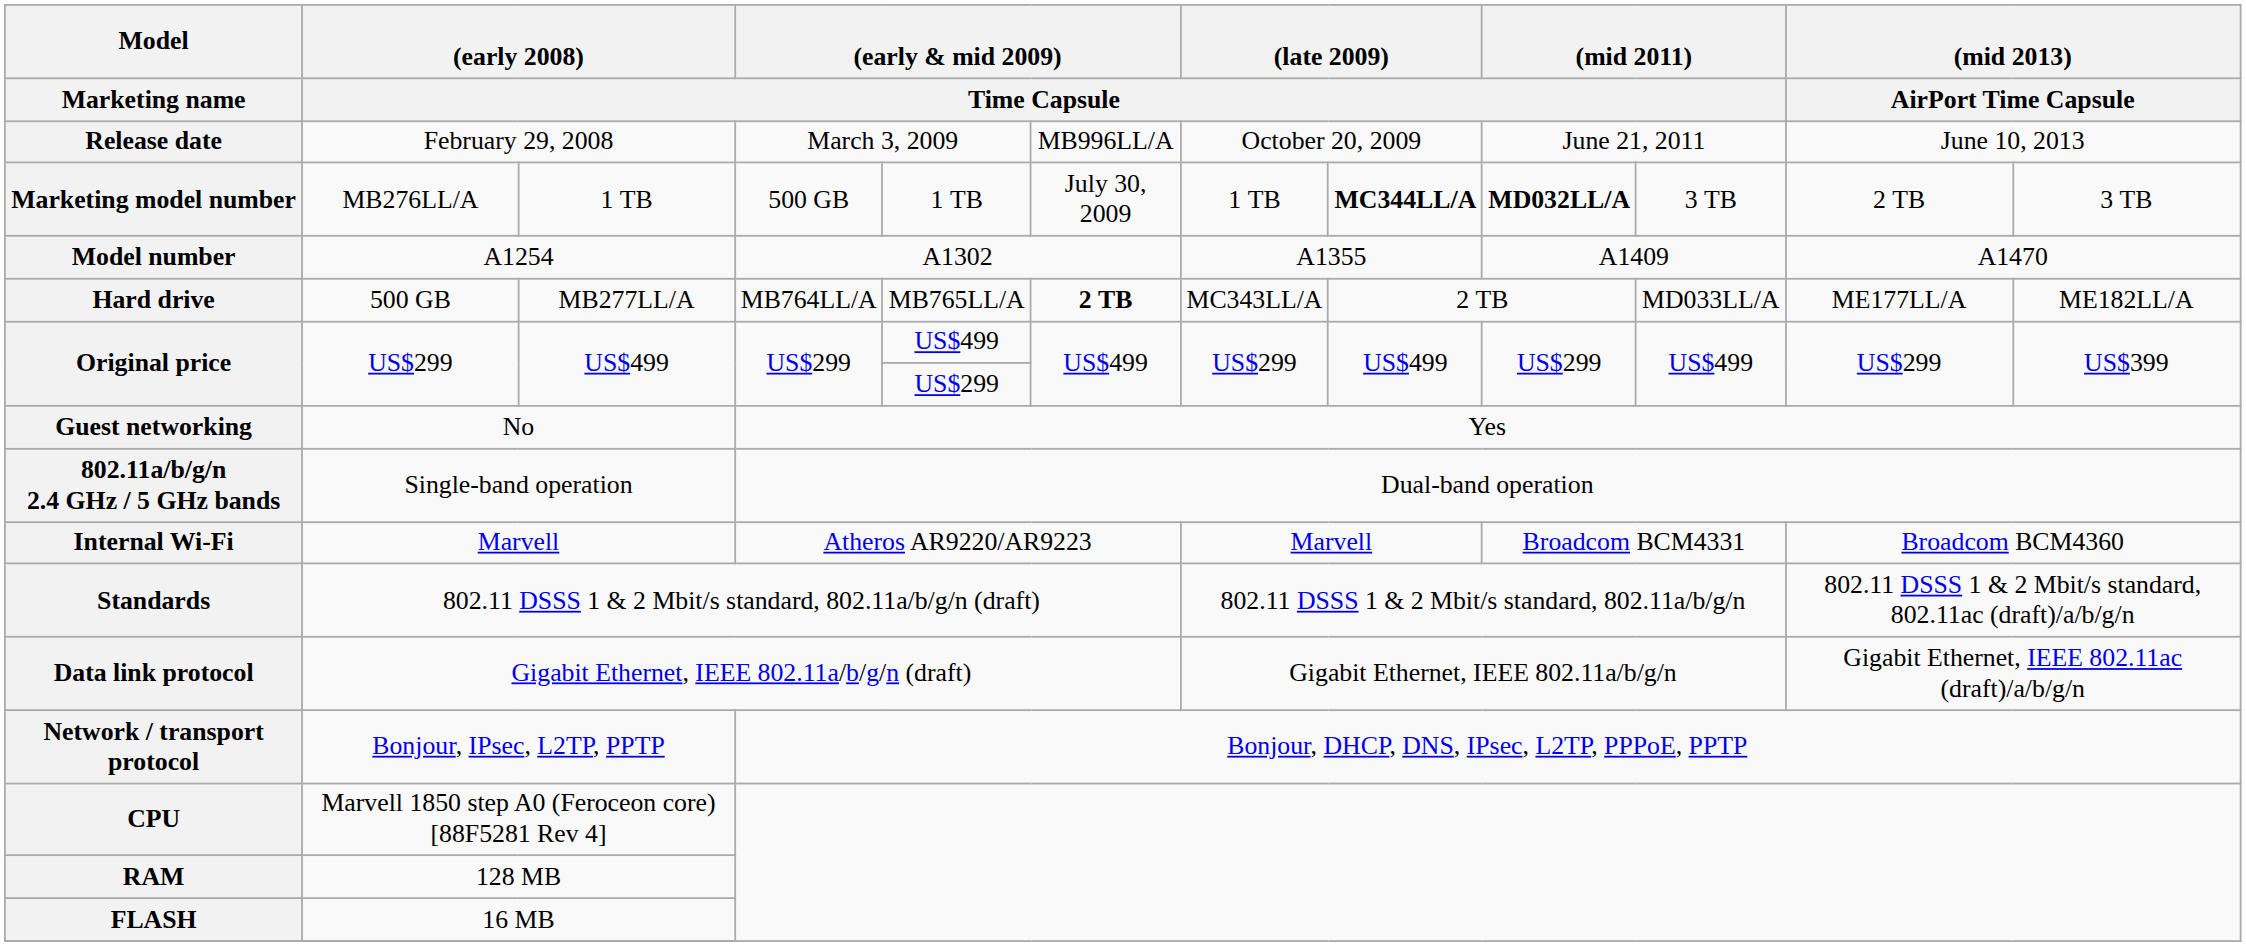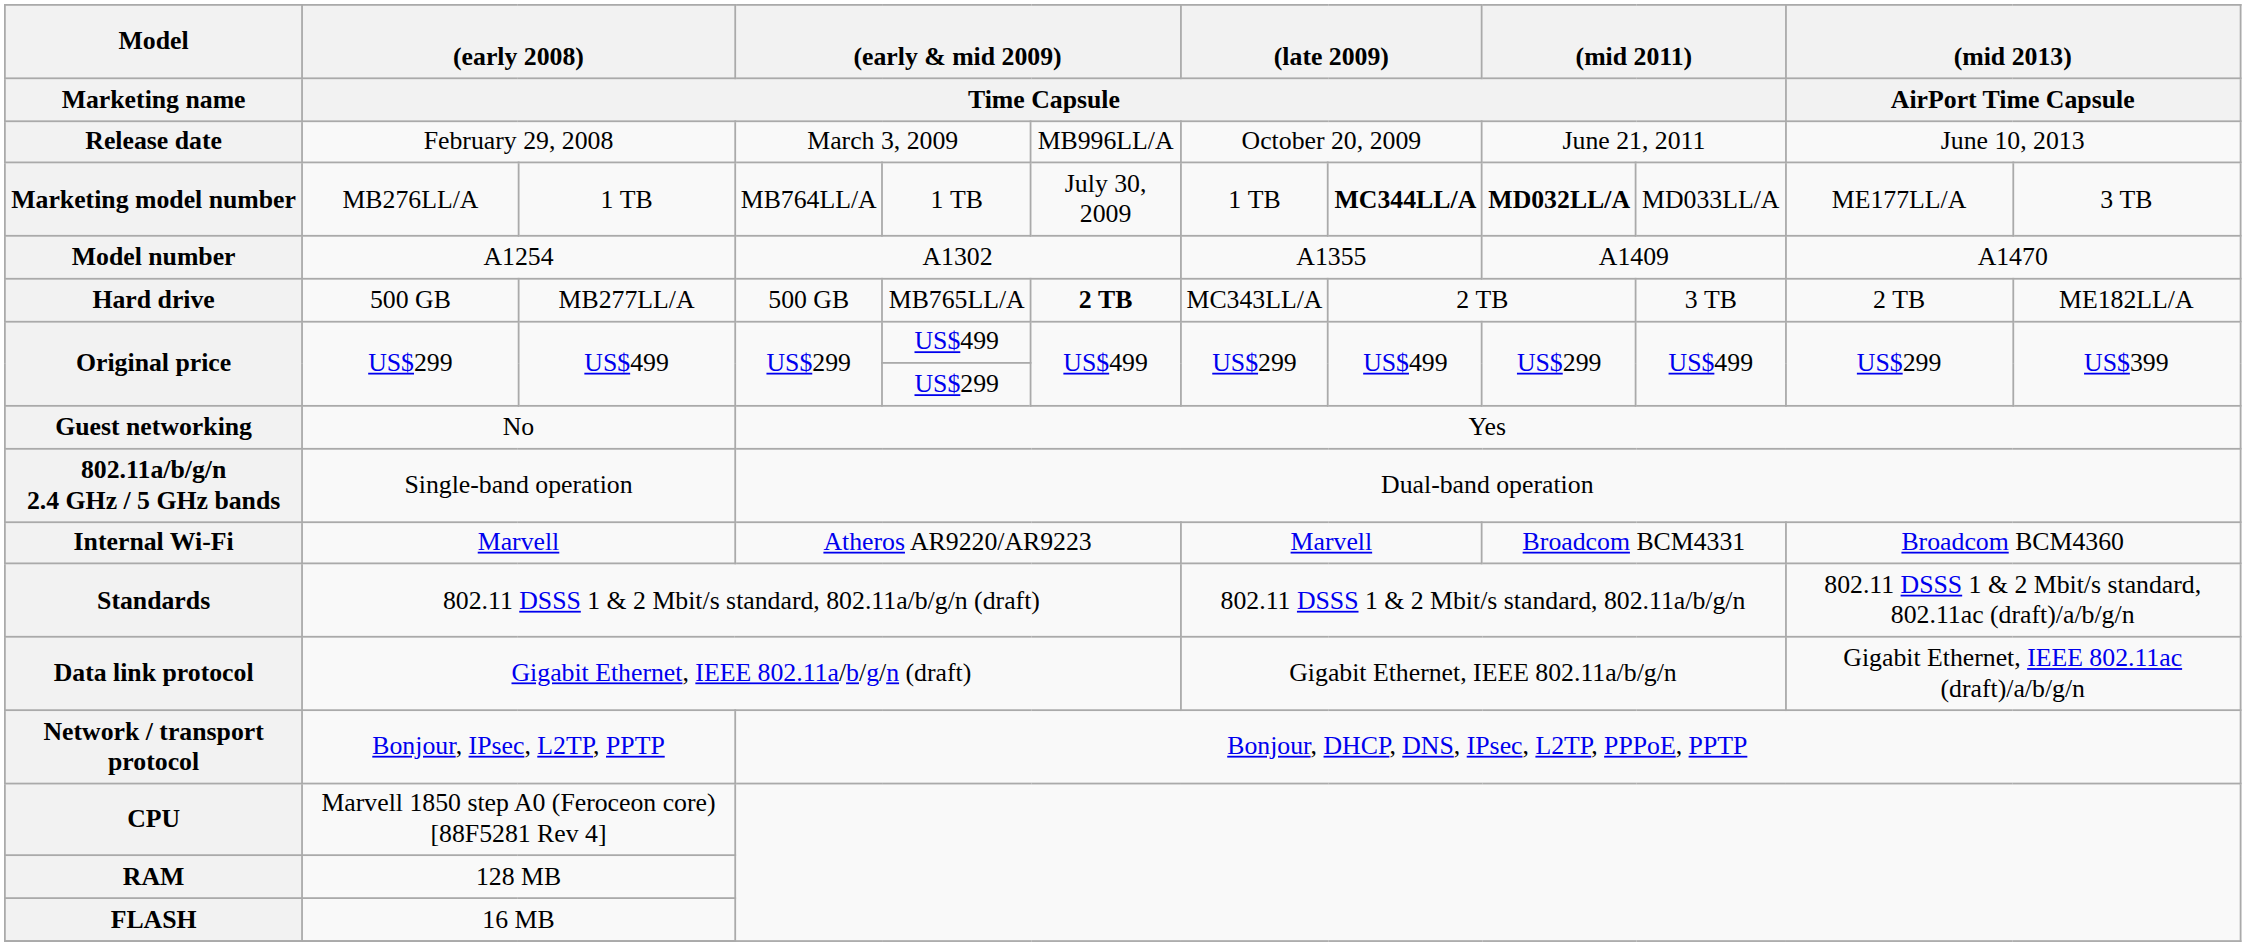(809, 199) 500 GB -> (809, 199) MB764LL/A
(1711, 199) 3 TB -> (1711, 199) MD033LL/A
(1899, 199) 2 TB -> (1899, 199) ME177LL/A
(809, 299) MB764LL/A -> (809, 299) 500 GB
(1711, 299) MD033LL/A -> (1711, 299) 3 TB
(1899, 299) ME177LL/A -> (1899, 299) 2 TB
